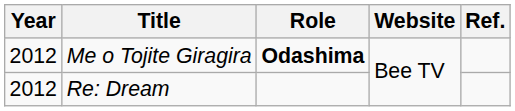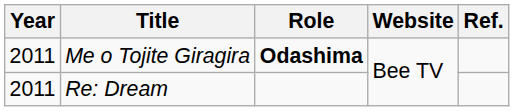(33, 55) 2012 -> (32, 55) 2011
(33, 88) 2012 -> (32, 88) 2011
